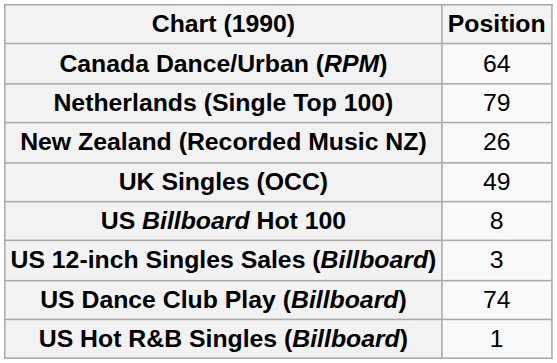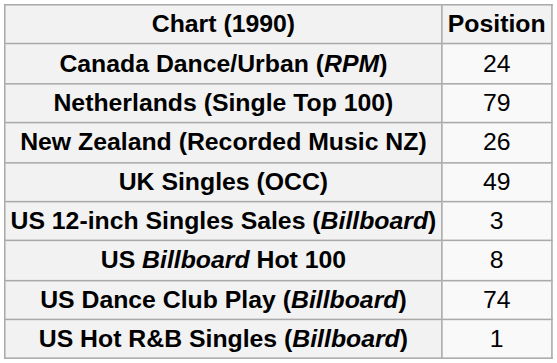(497, 63) 64 -> (497, 63) 24
rows swapped: (223, 220) <-> (223, 260)
